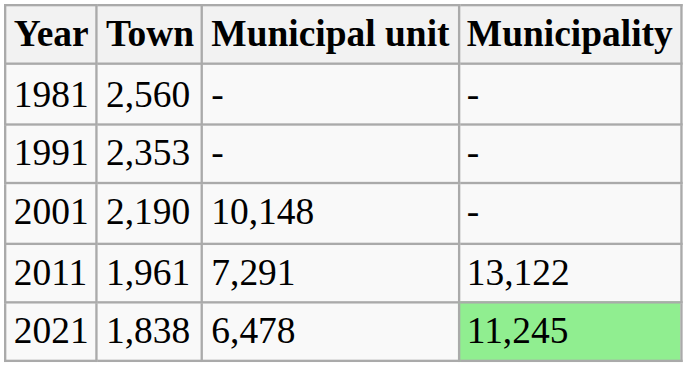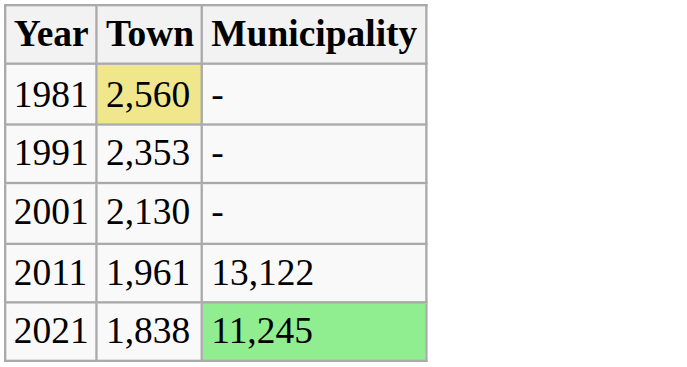- column: (330, 34)
(148, 93) no background -> (148, 93) khaki background
(148, 212) 2,190 -> (148, 212) 2,130
